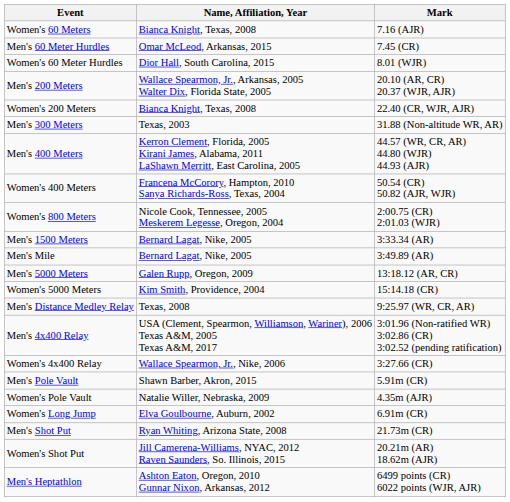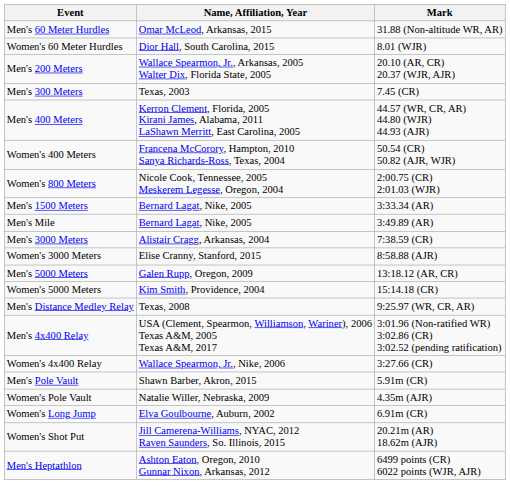- row: (49, 29)
(398, 46) 7.45 (CR) -> (440, 29) 31.88 (Non-altitude WR, AR)
- row: (51, 108)
(440, 125) 31.88 (Non-altitude WR, AR) -> (398, 91) 7.45 (CR)
+ row: (47, 239)
+ row: (54, 256)
- row: (39, 430)
